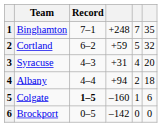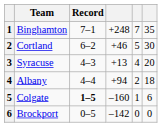(119, 47) +59 -> (119, 47) +46
(149, 47) 32 -> (149, 47) 30
(119, 63) +31 -> (119, 63) +13
